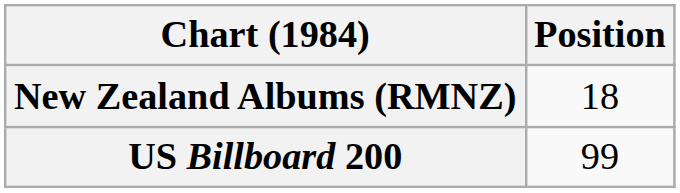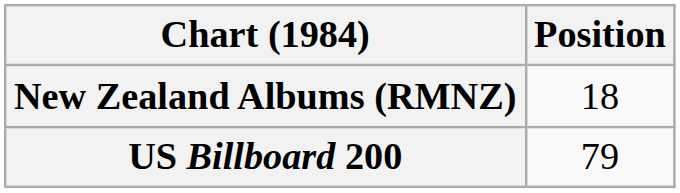(600, 156) 99 -> (600, 156) 79
